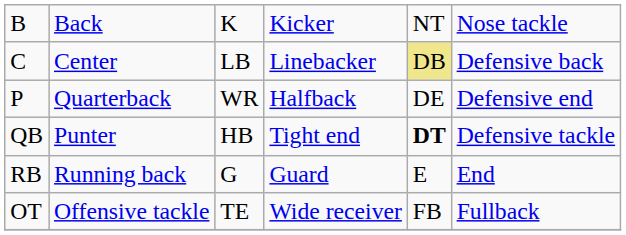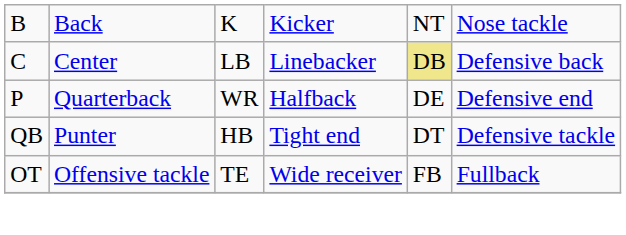(429, 135) bold -> (429, 135) normal
- row: (26, 173)
